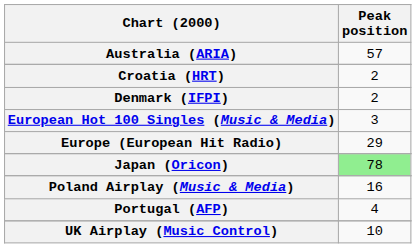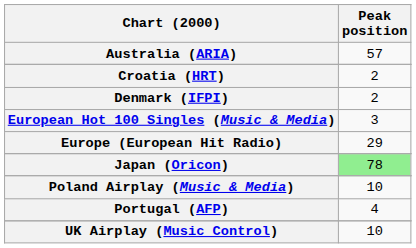(375, 187) 16 -> (375, 187) 10
